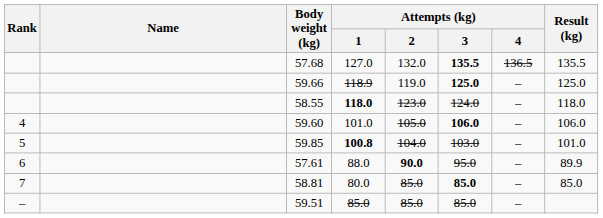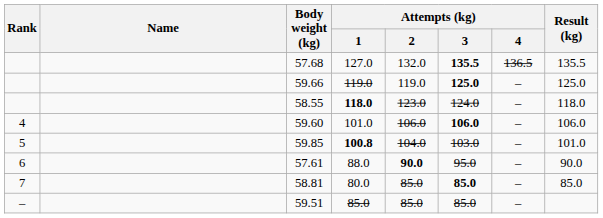(358, 83) 118.9 -> (358, 83) 119.0
(412, 123) 105.0 -> (412, 123) 106.0
(571, 163) 89.9 -> (571, 163) 90.0
